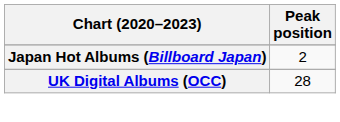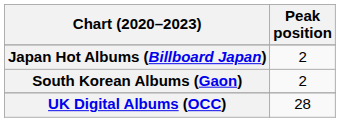+ row: (137, 81)
